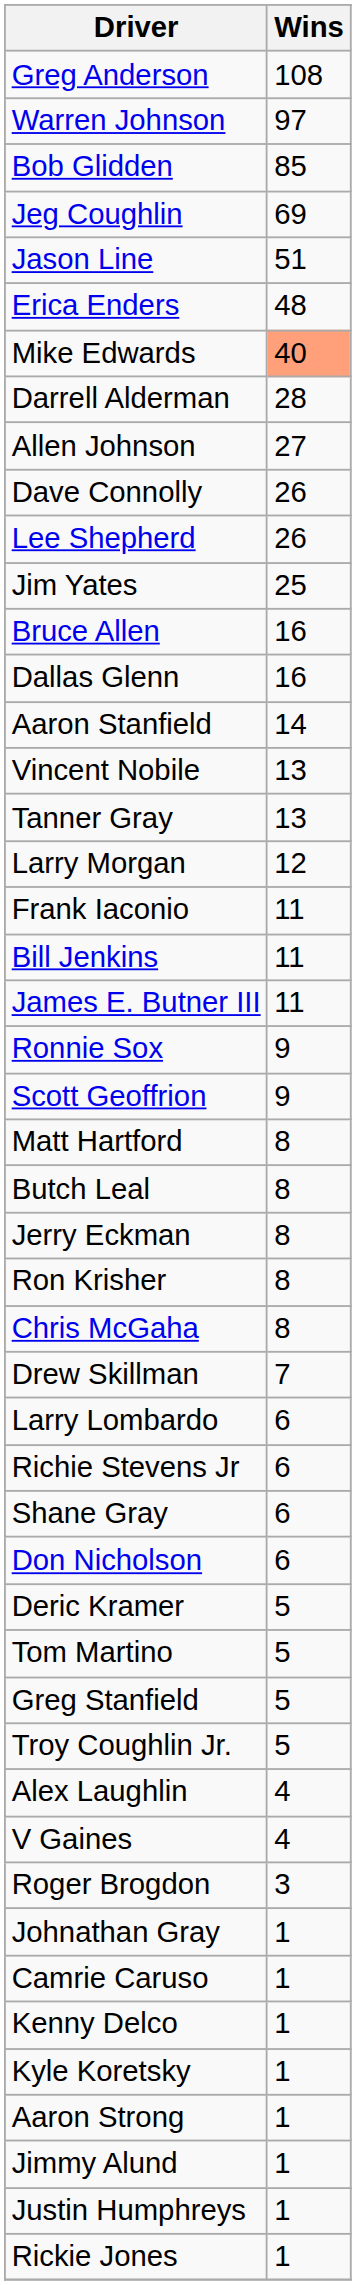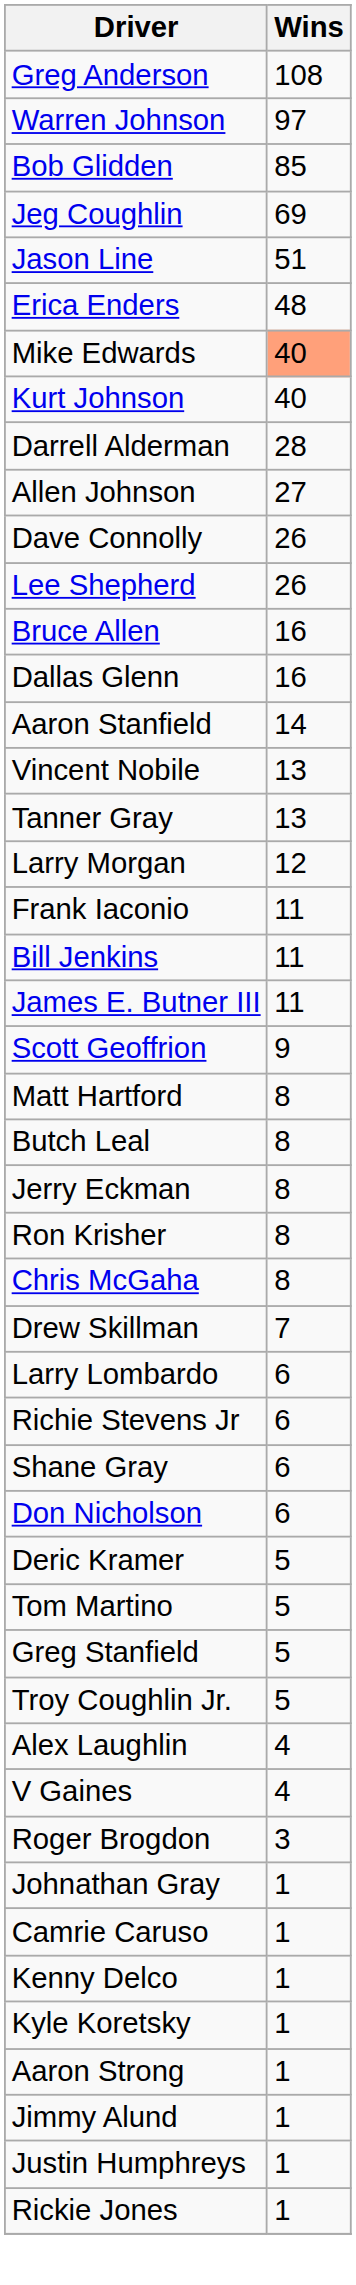+ row: (98, 399)
- row: (75, 584)
- row: (87, 1049)
